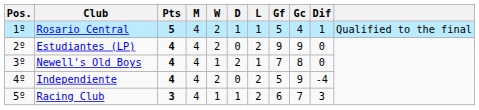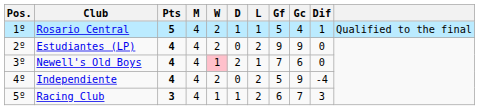(217, 63) no background -> (217, 63) pink background
(300, 63) 8 -> (300, 63) 6
